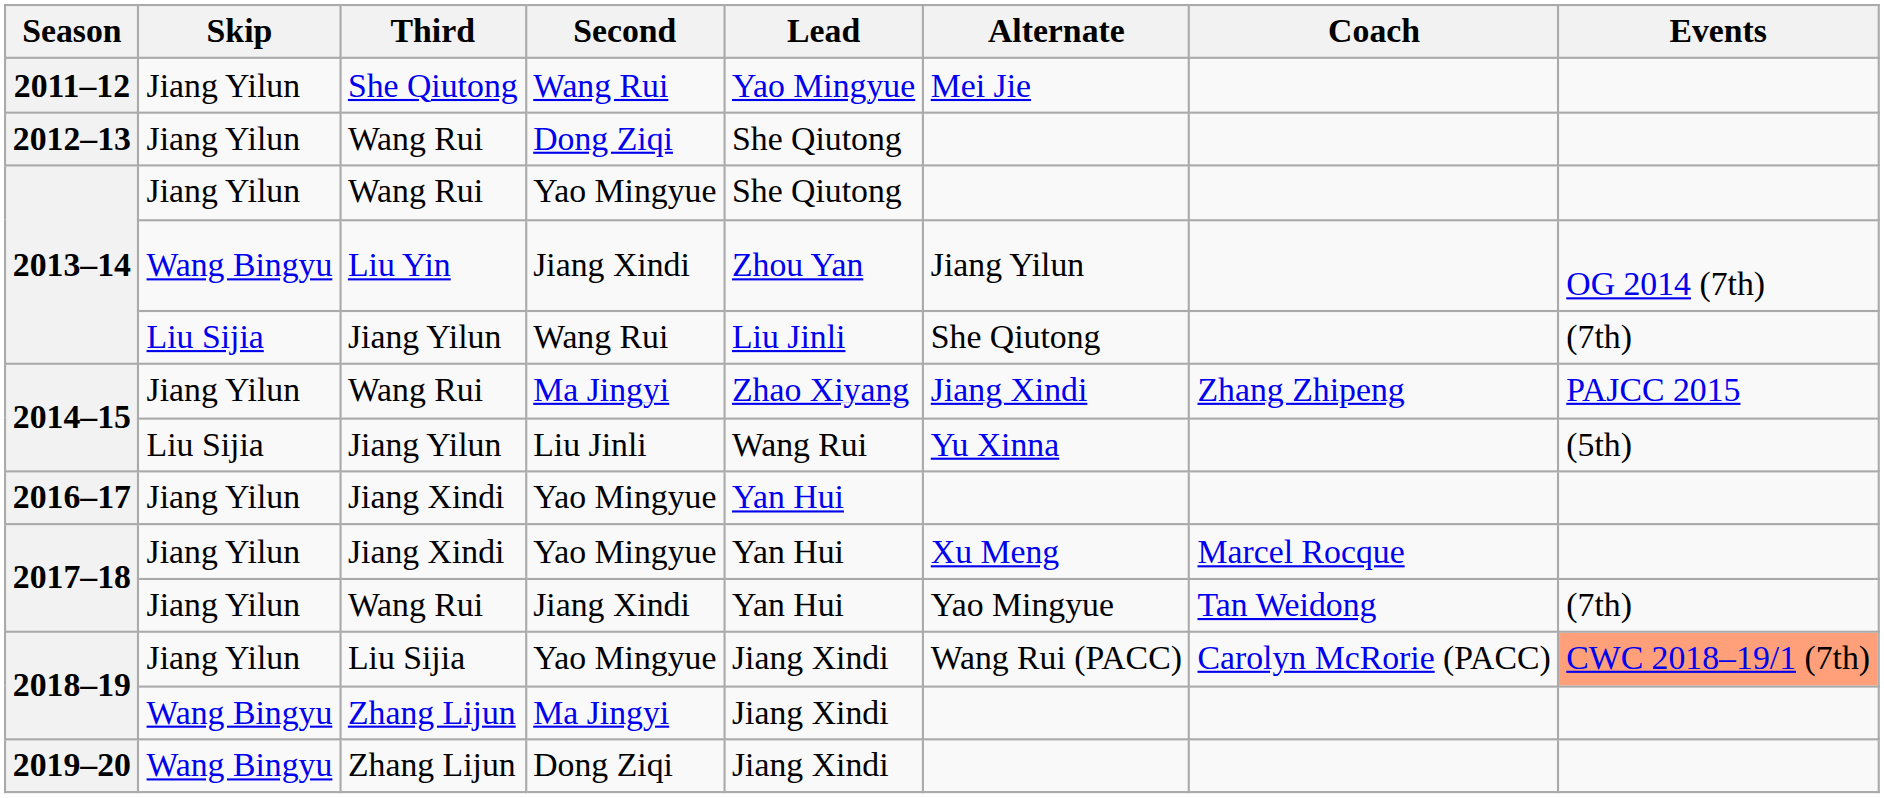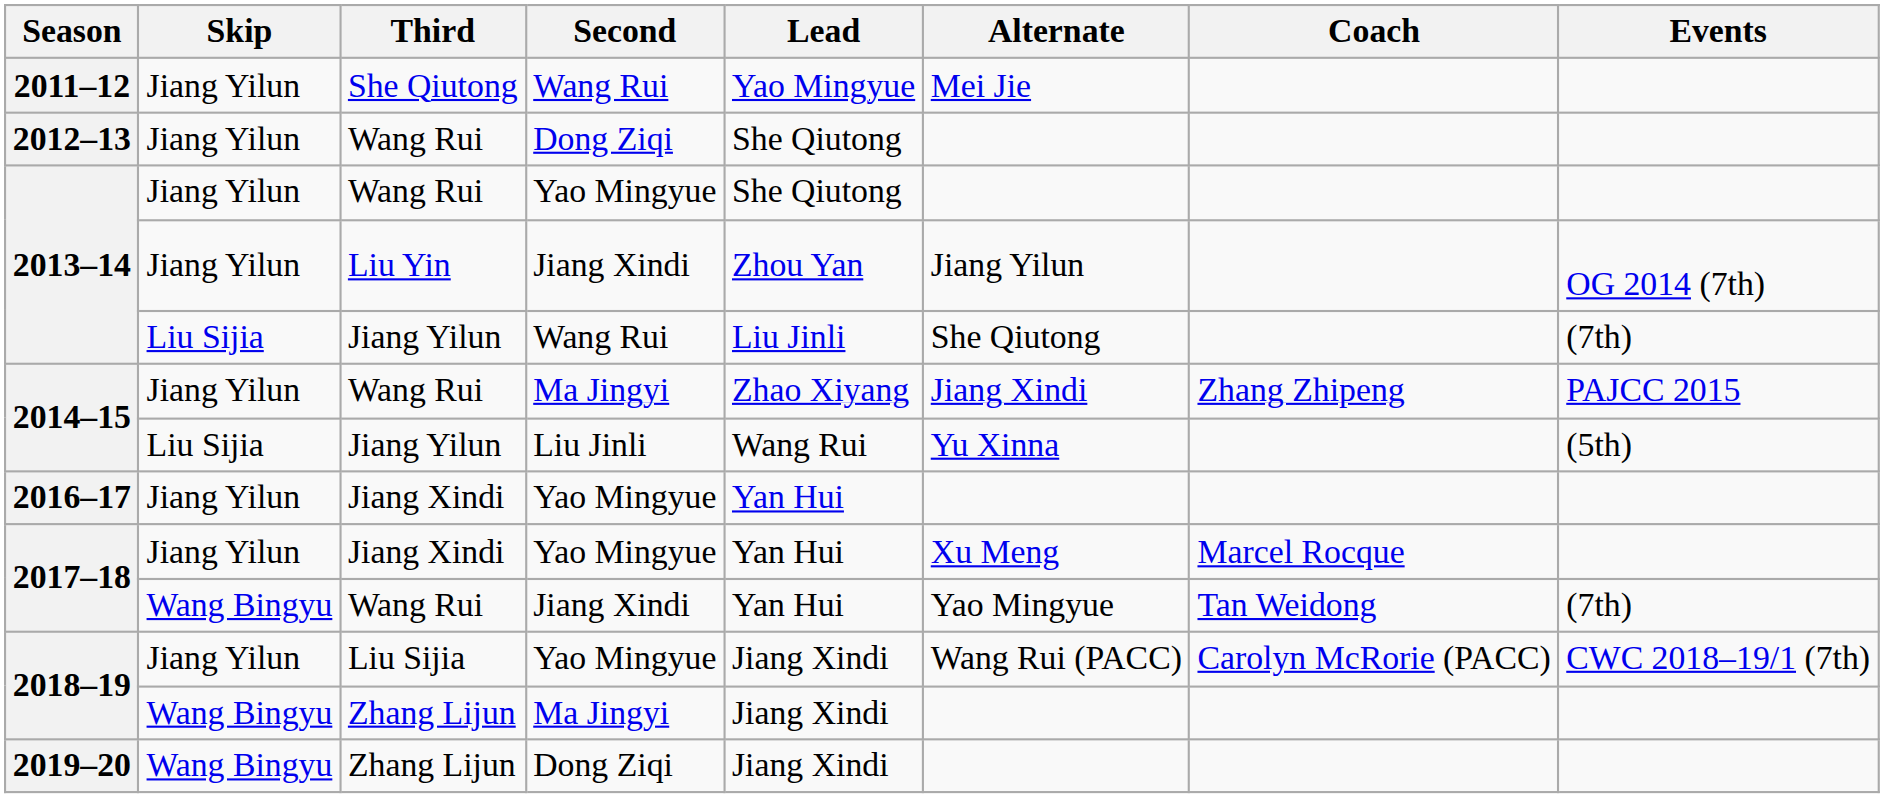(239, 264) Wang Bingyu -> (223, 264) Jiang Yilun
(223, 604) Jiang Yilun -> (239, 604) Wang Bingyu
(1718, 658) lightsalmon background -> (1718, 658) no background
